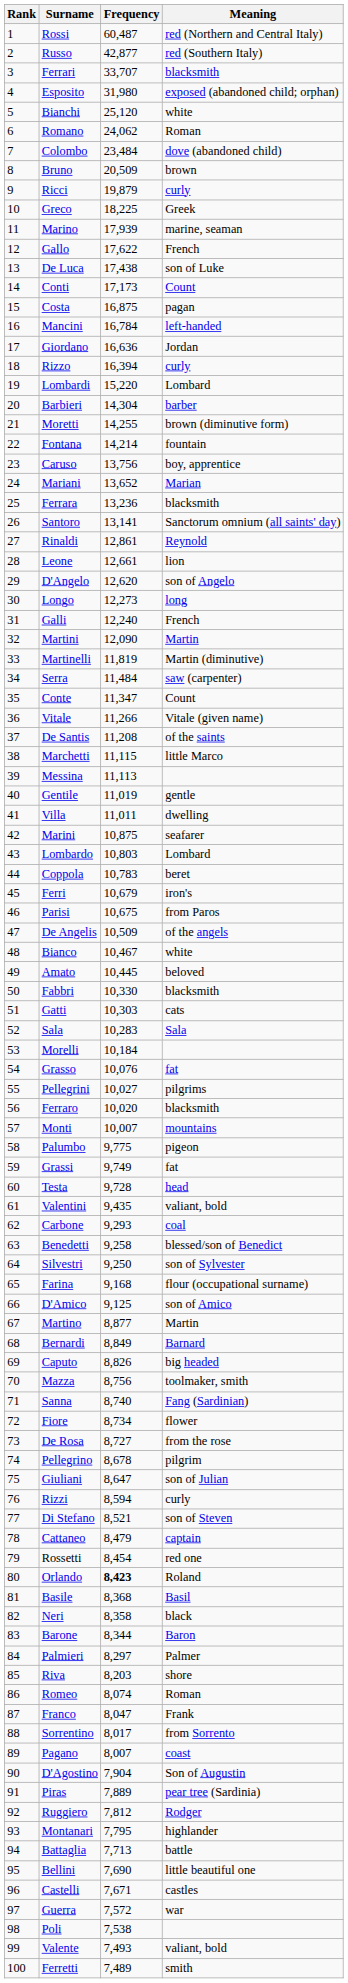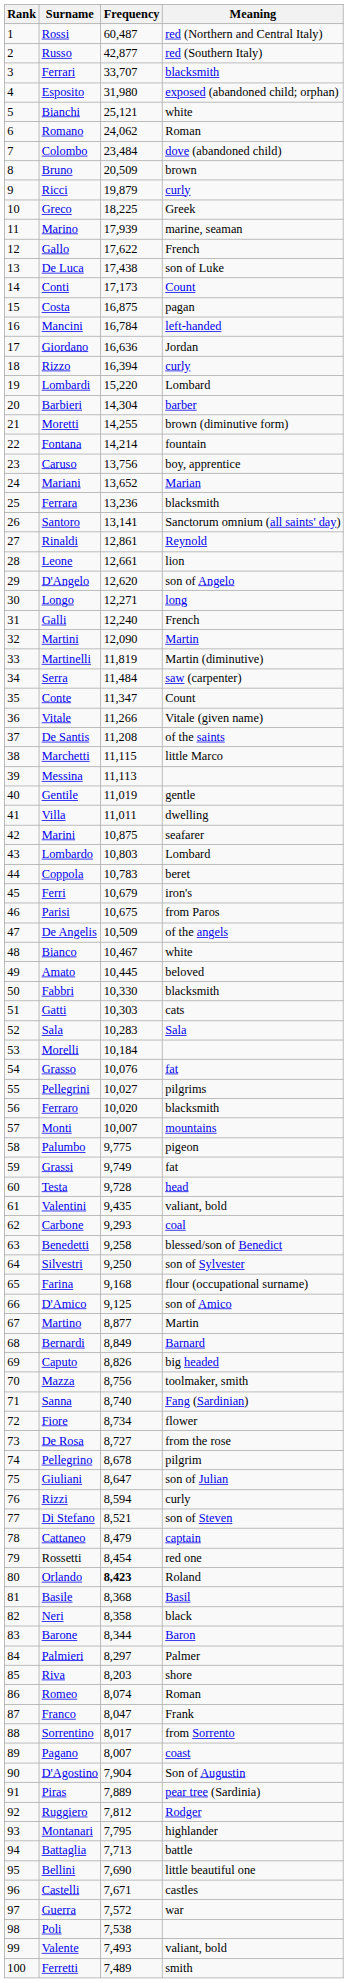(121, 111) 25,120 -> (121, 111) 25,121
(121, 600) 12,273 -> (121, 600) 12,271
